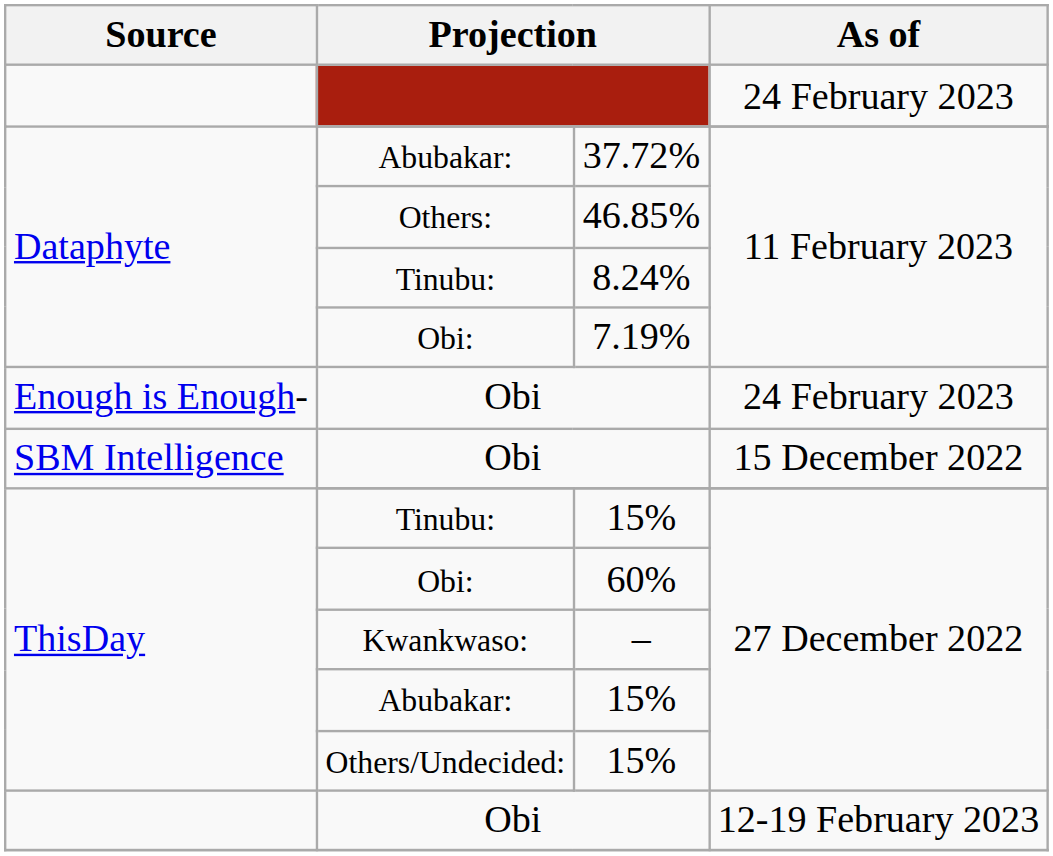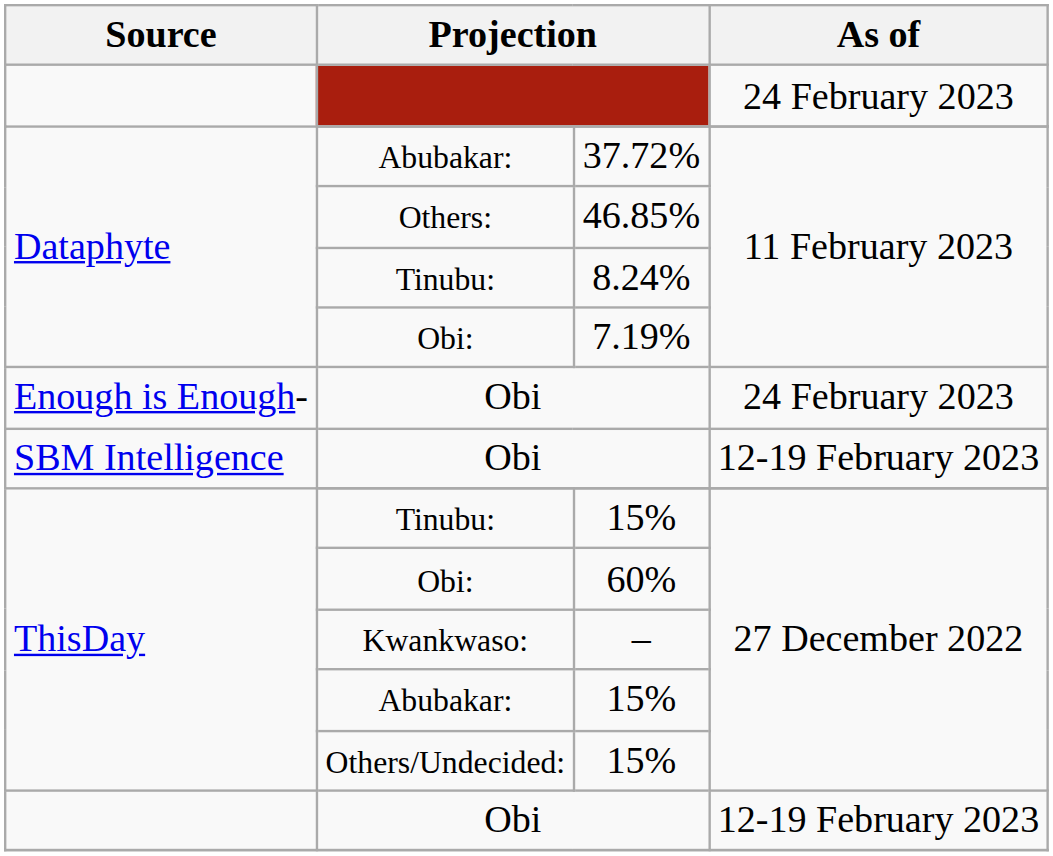(878, 457) 15 December 2022 -> (878, 457) 12-19 February 2023
